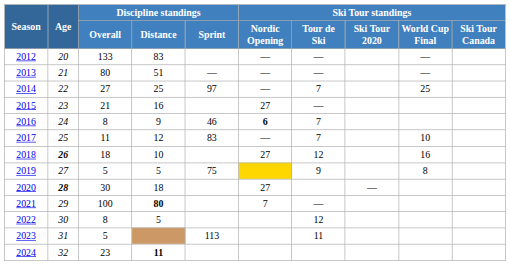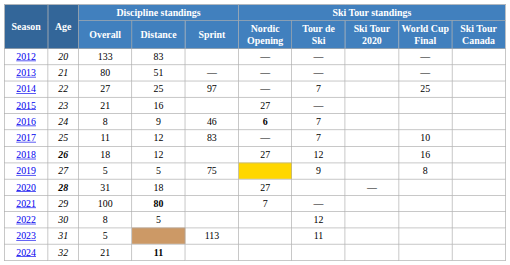(159, 154) 10 -> (159, 154) 12
(105, 187) 30 -> (105, 187) 31
(105, 252) 23 -> (105, 252) 21
